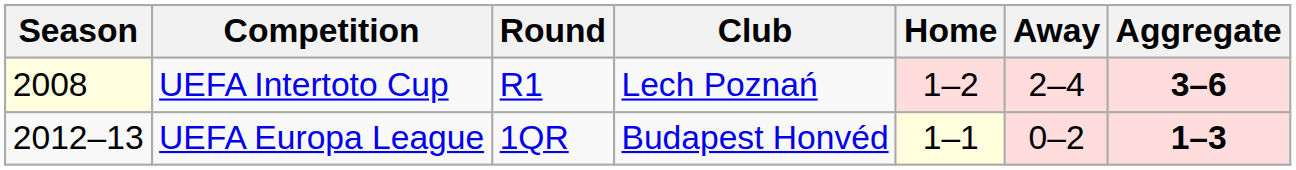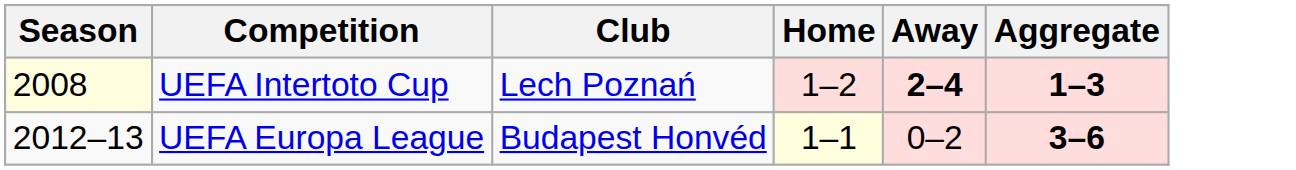- column: (553, 31)
(1057, 84) normal -> (935, 84) bold
(1199, 84) 3–6 -> (1077, 84) 1–3
(1199, 137) 1–3 -> (1077, 137) 3–6
